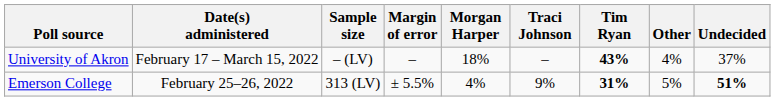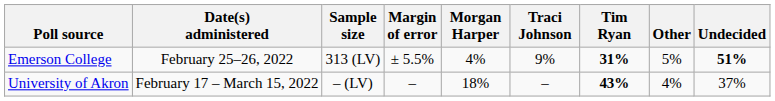rows swapped: (68, 59) <-> (60, 84)
